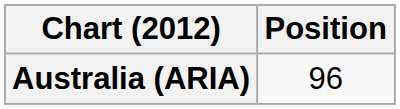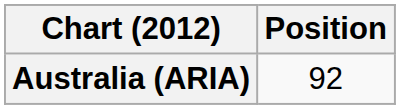(326, 78) 96 -> (326, 78) 92
